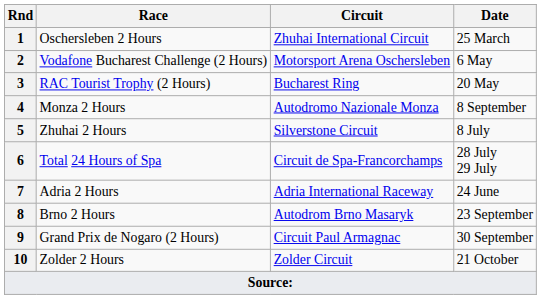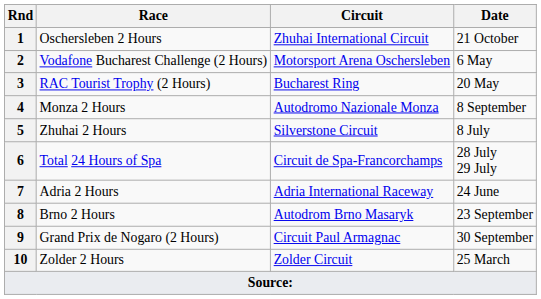(483, 39) 25 March -> (488, 39) 21 October
(488, 260) 21 October -> (483, 260) 25 March
